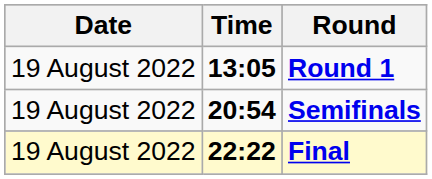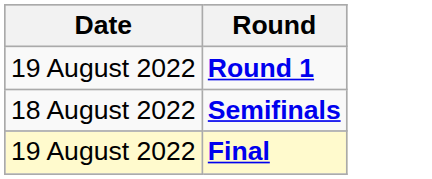- column: (242, 25)
(103, 109) 19 August 2022 -> (103, 109) 18 August 2022
